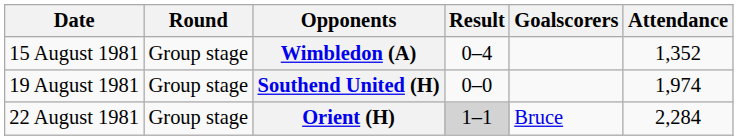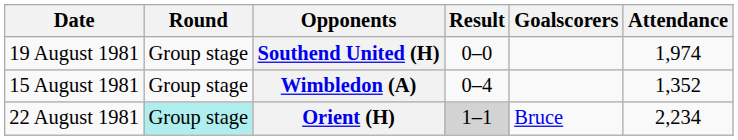rows swapped: (349, 53) <-> (349, 85)
(198, 118) no background -> (198, 118) paleturquoise background
(678, 118) 2,284 -> (678, 118) 2,234
